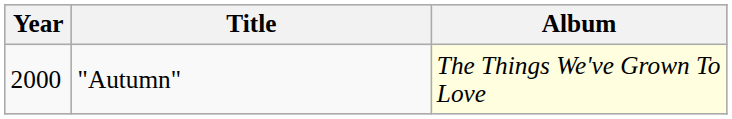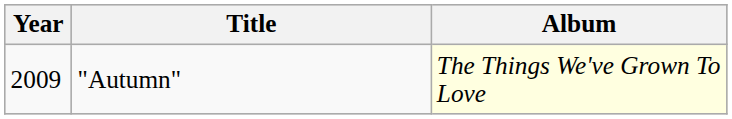(36, 78) 2000 -> (36, 78) 2009
